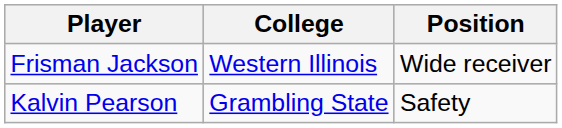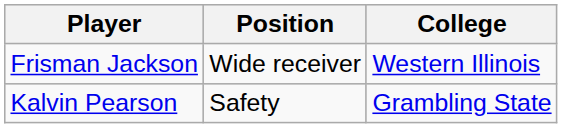columns swapped: (476, 24) <-> (299, 24)
